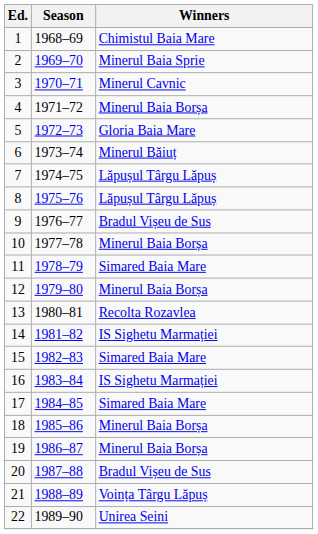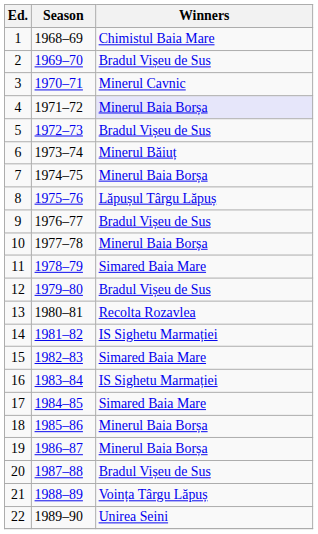(152, 61) Minerul Baia Sprie -> (155, 61) Bradul Vișeu de Sus
(153, 107) no background -> (153, 107) lavender background
(147, 130) Gloria Baia Mare -> (155, 130) Bradul Vișeu de Sus
(157, 175) Lăpușul Târgu Lăpuș -> (153, 175) Minerul Baia Borșa
(153, 289) Minerul Baia Borșa -> (155, 289) Bradul Vișeu de Sus
